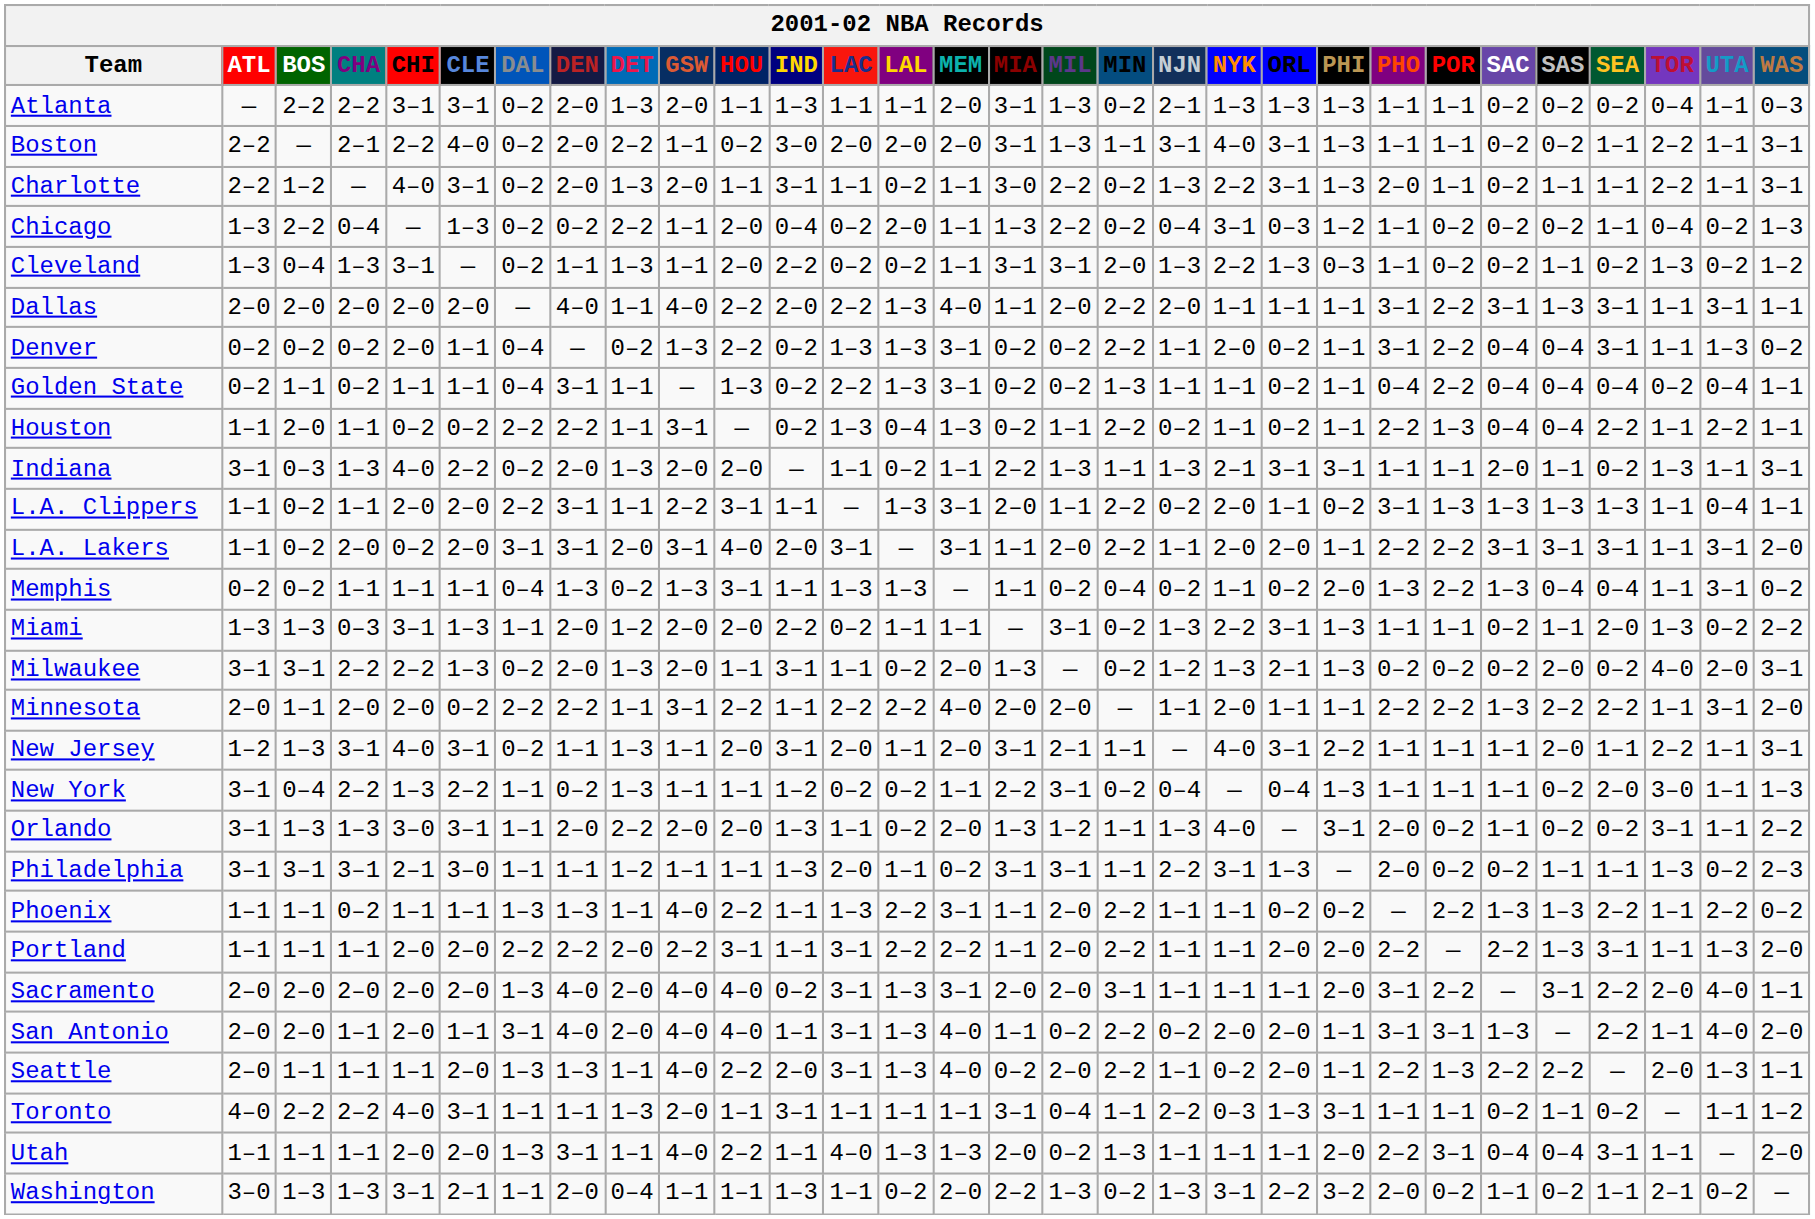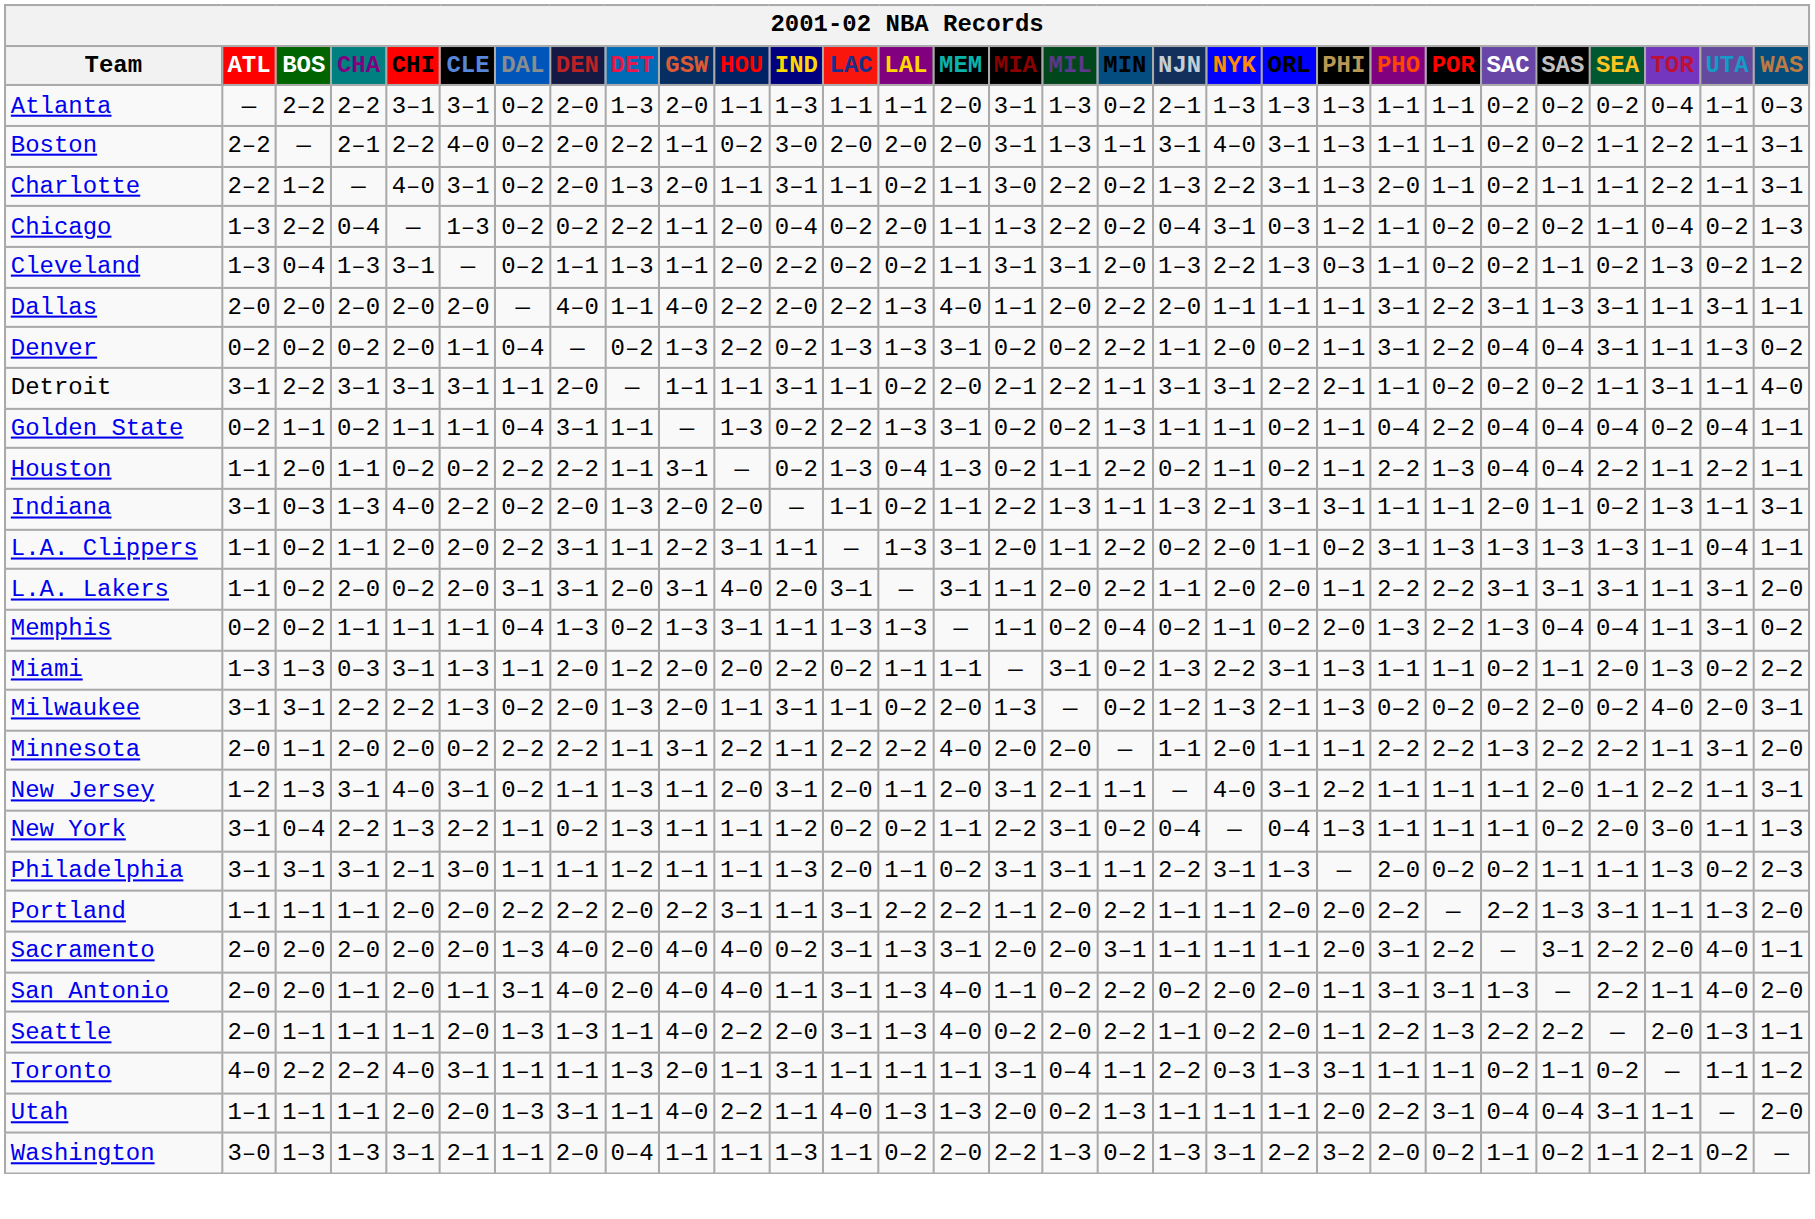+ row: (61, 388)
- row: (61, 831)
- row: (61, 911)
